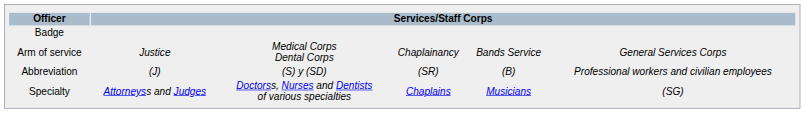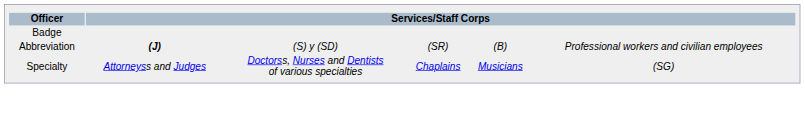- row: (49, 52)
(155, 72) normal -> (155, 47) bold
